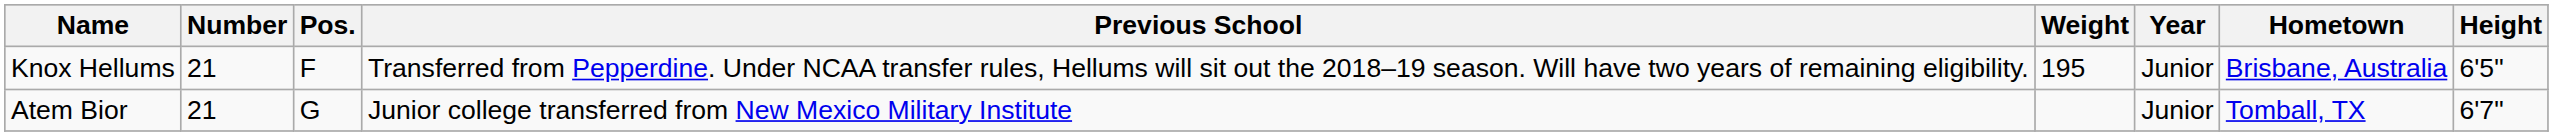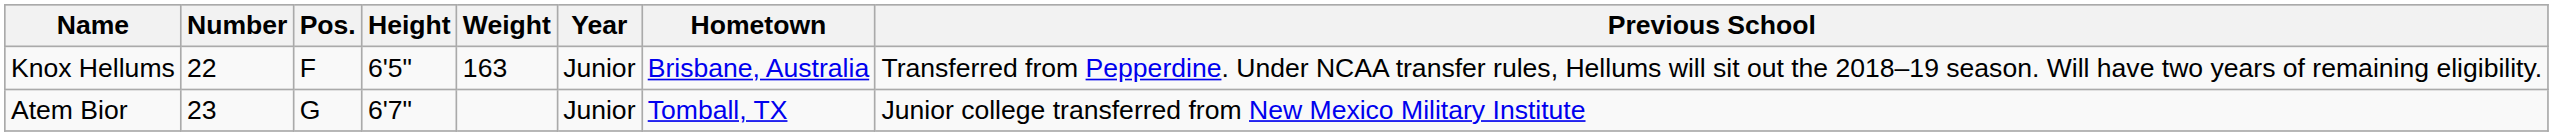columns swapped: (2501, 25) <-> (1198, 25)
(202, 67) 21 -> (202, 67) 22
(2063, 67) 195 -> (485, 67) 163
(202, 109) 21 -> (202, 109) 23
